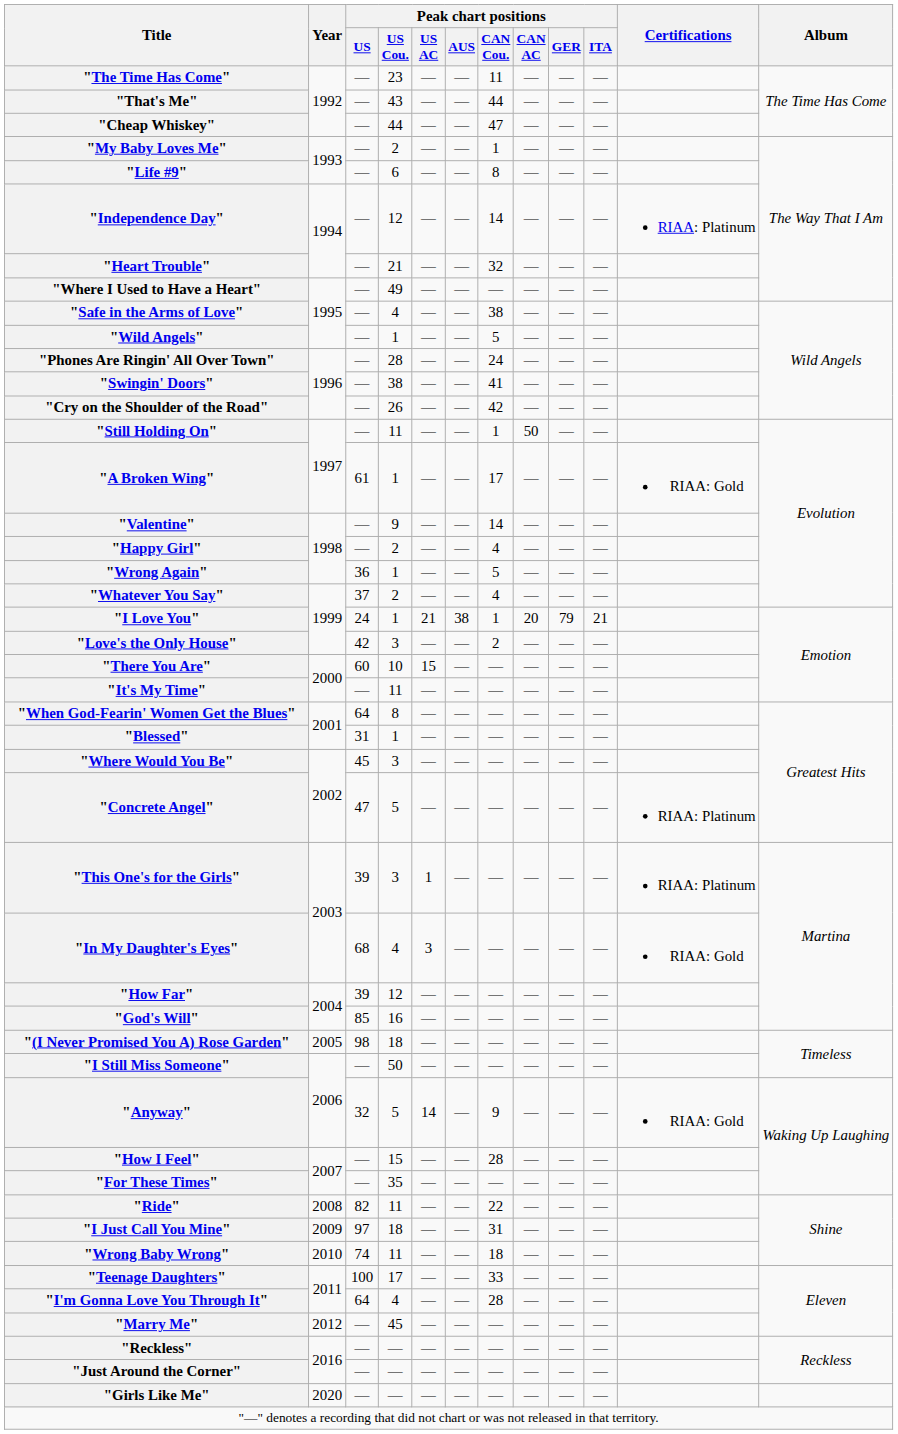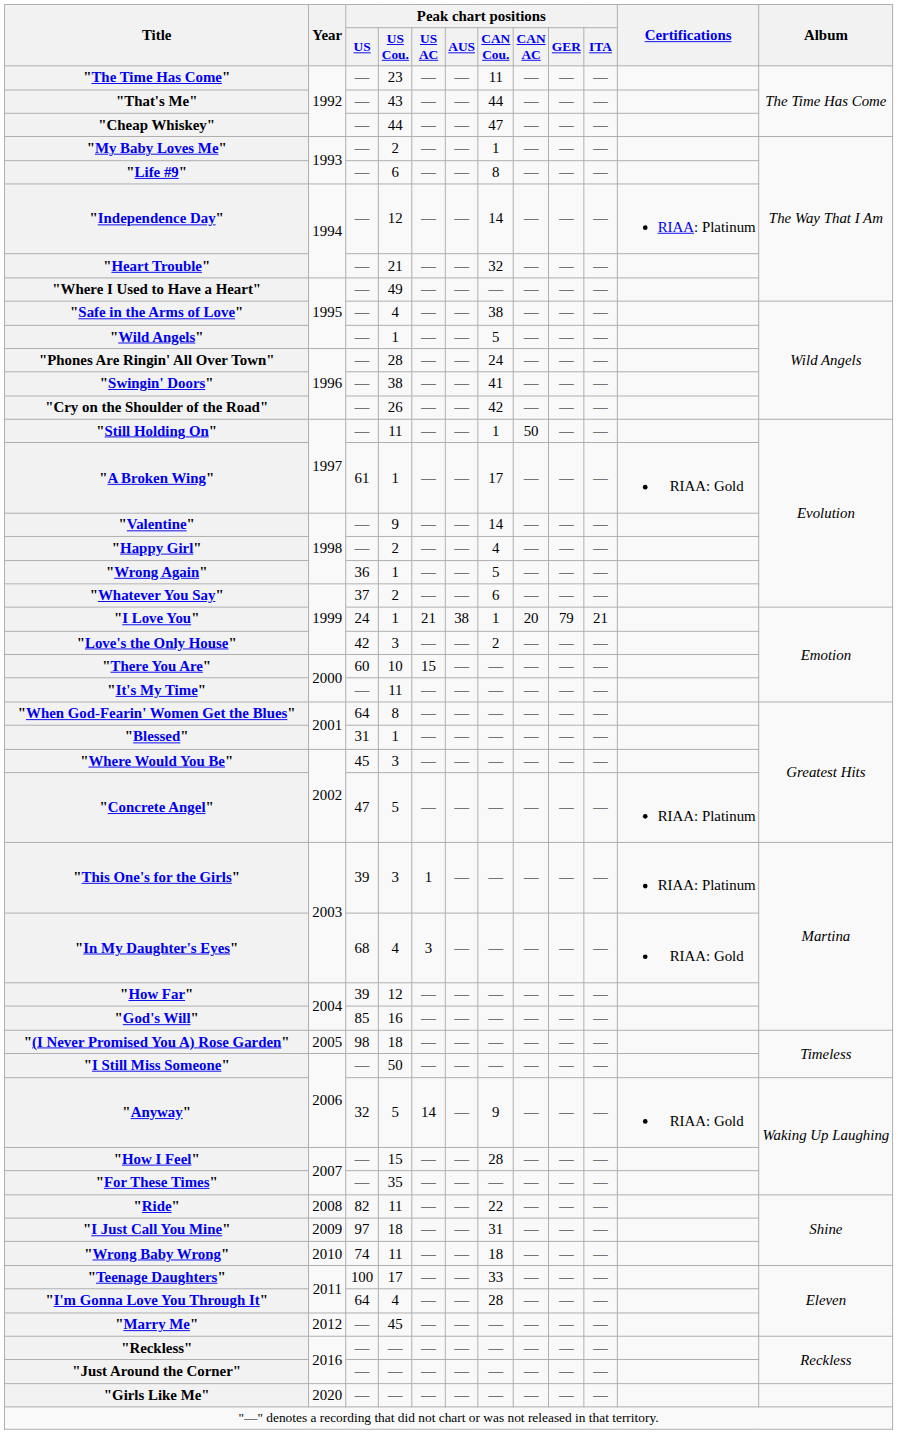(496, 595) 4 -> (496, 595) 6
